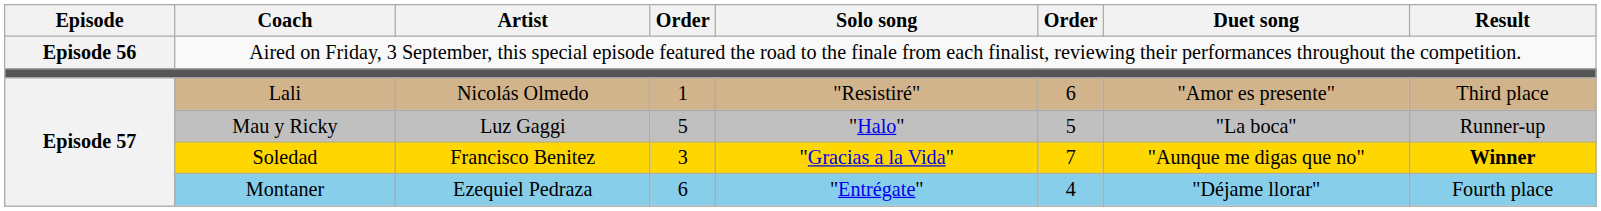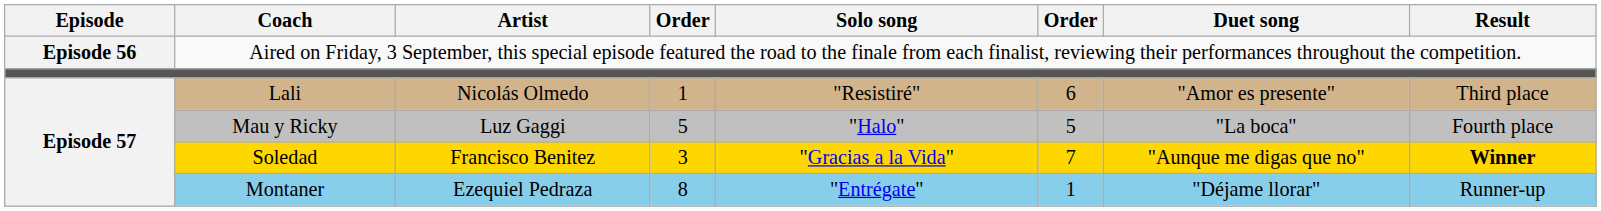(1503, 125) Runner-up -> (1503, 125) Fourth place
(683, 189) 6 -> (683, 189) 8
(1071, 189) 4 -> (1071, 189) 1
(1503, 189) Fourth place -> (1503, 189) Runner-up
